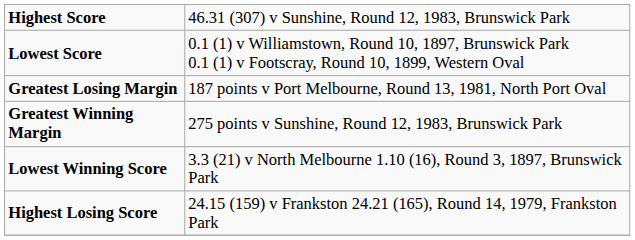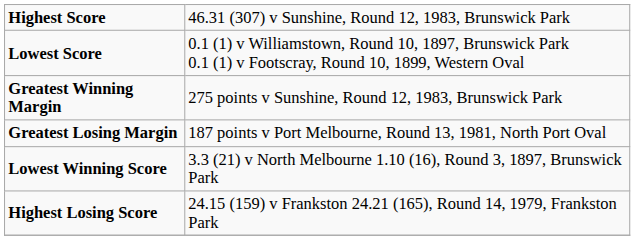rows swapped: (71, 123) <-> (93, 88)
